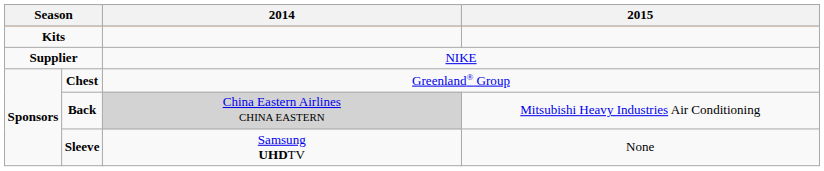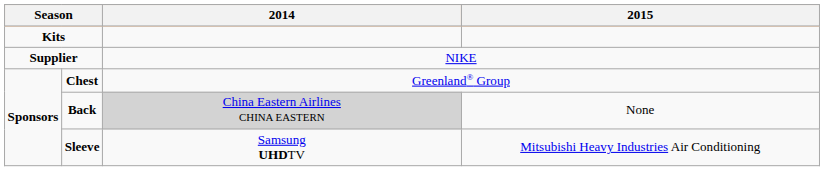(640, 110) Mitsubishi Heavy Industries Air Conditioning -> (640, 110) None
(640, 147) None -> (640, 147) Mitsubishi Heavy Industries Air Conditioning
